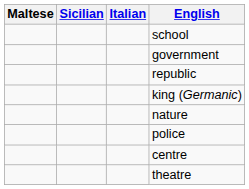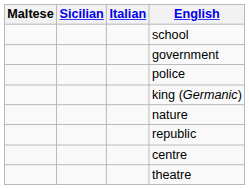rows swapped: (174, 74) <-> (168, 134)
